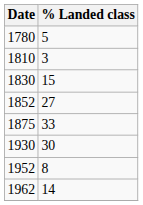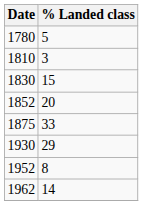(48, 102) 27 -> (48, 102) 20
(48, 146) 30 -> (48, 146) 29
